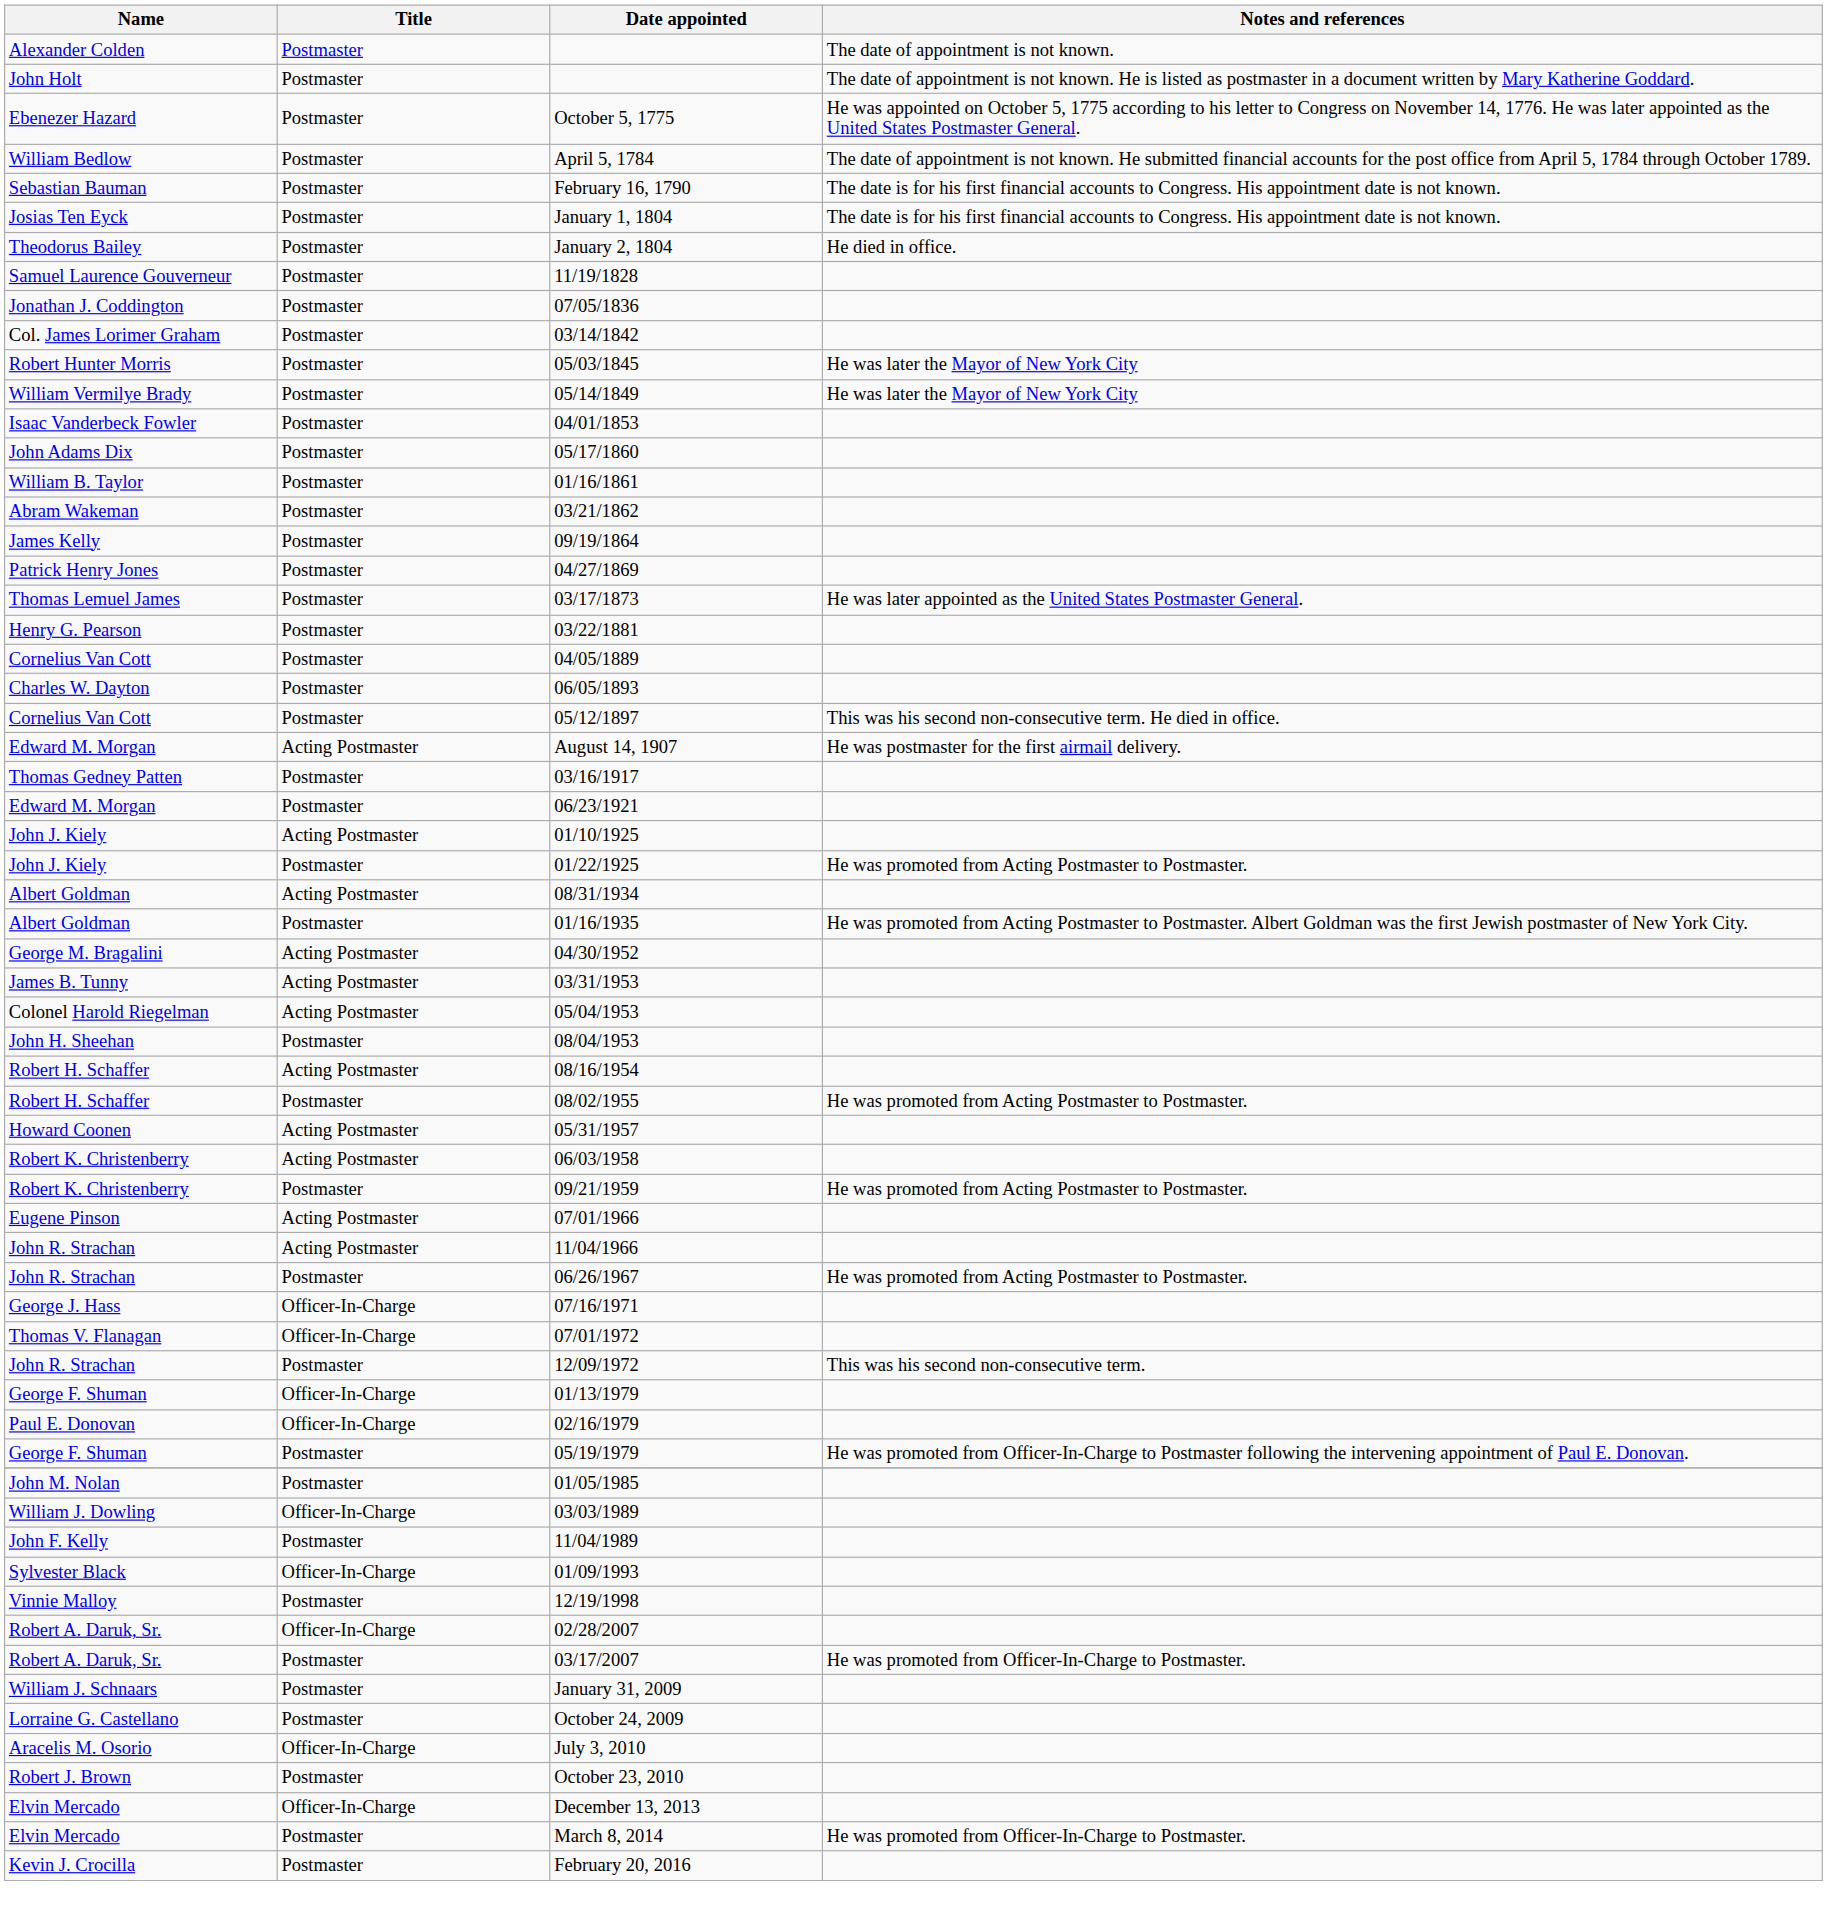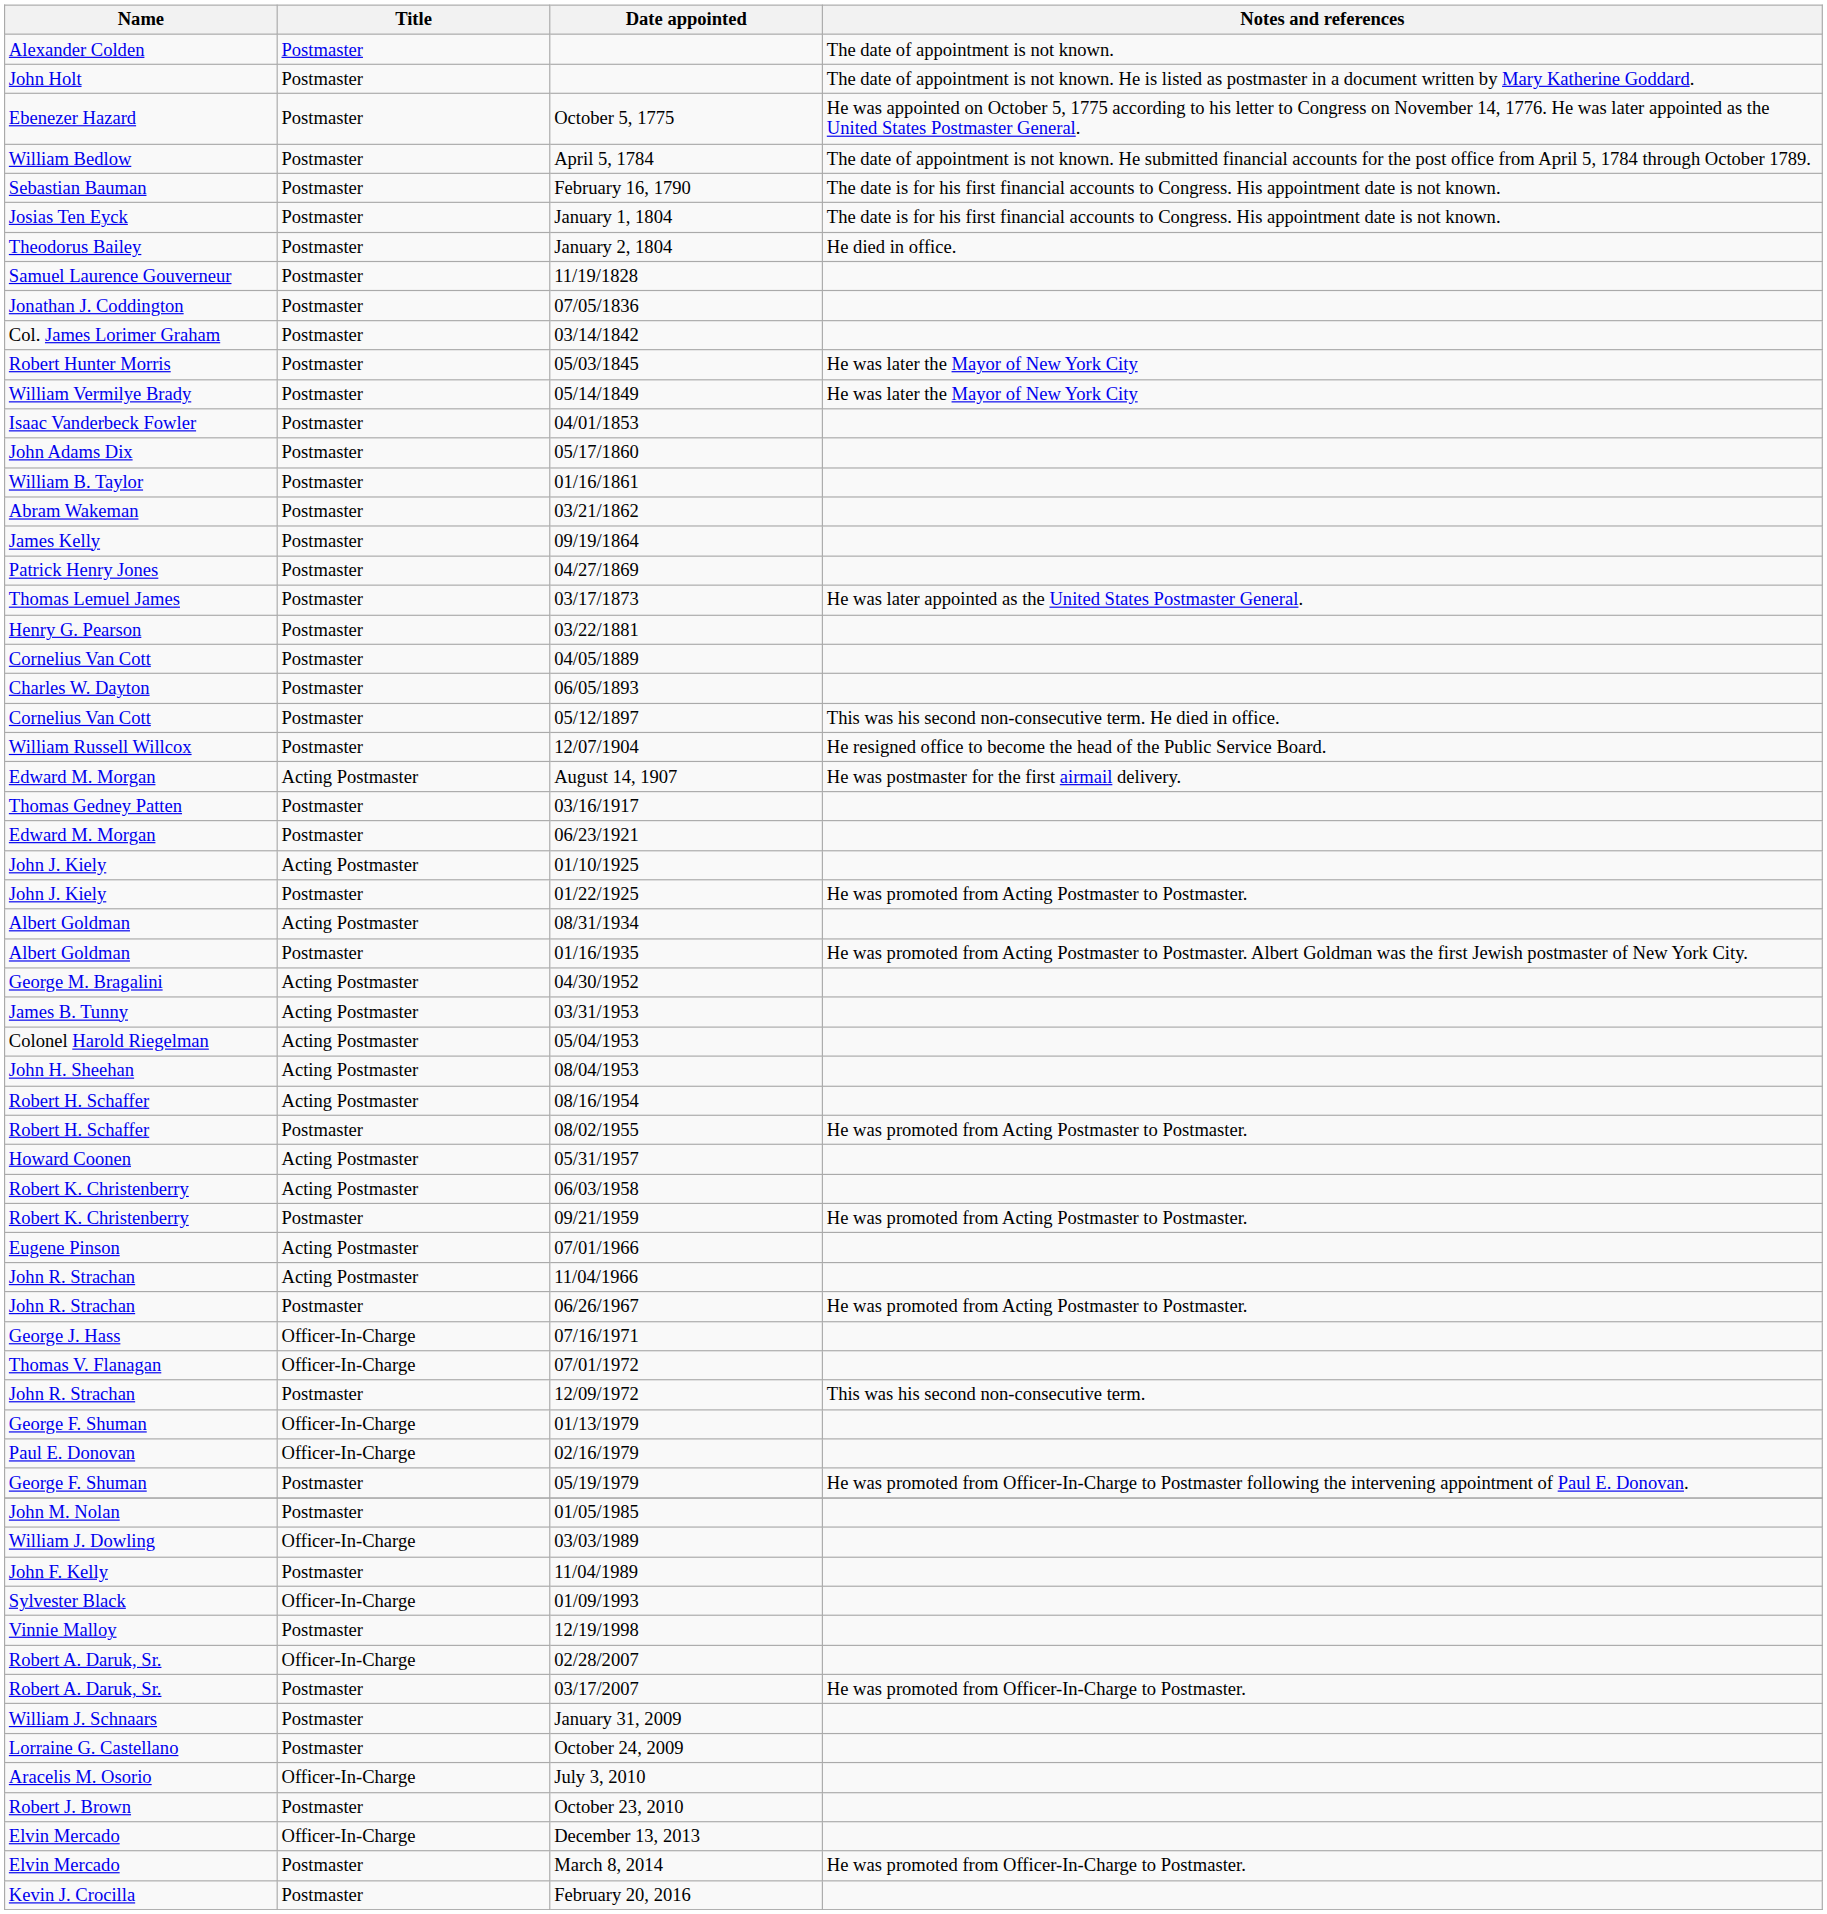+ row: (100, 747)
(322, 1041) Postmaster -> (350, 1070) Acting Postmaster
